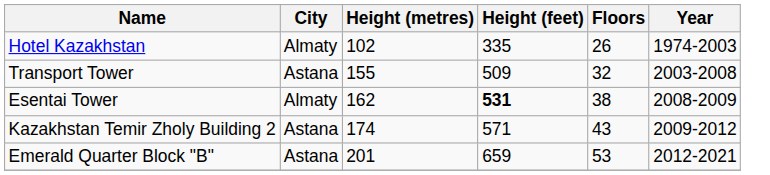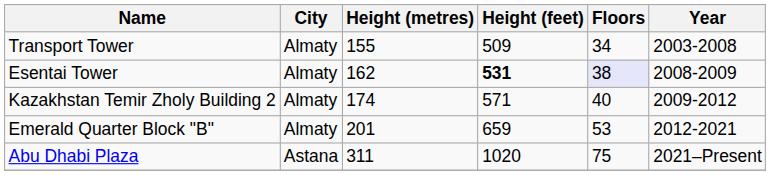- row: (77, 45)
(311, 73) Astana -> (310, 45) Almaty
(602, 73) 32 -> (602, 45) 34
(602, 101) no background -> (602, 73) lavender background
(311, 128) Astana -> (310, 101) Almaty
(602, 128) 43 -> (602, 101) 40
(311, 156) Astana -> (310, 128) Almaty
+ row: (74, 156)
